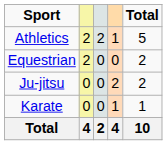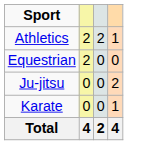- column: (142, 15)
